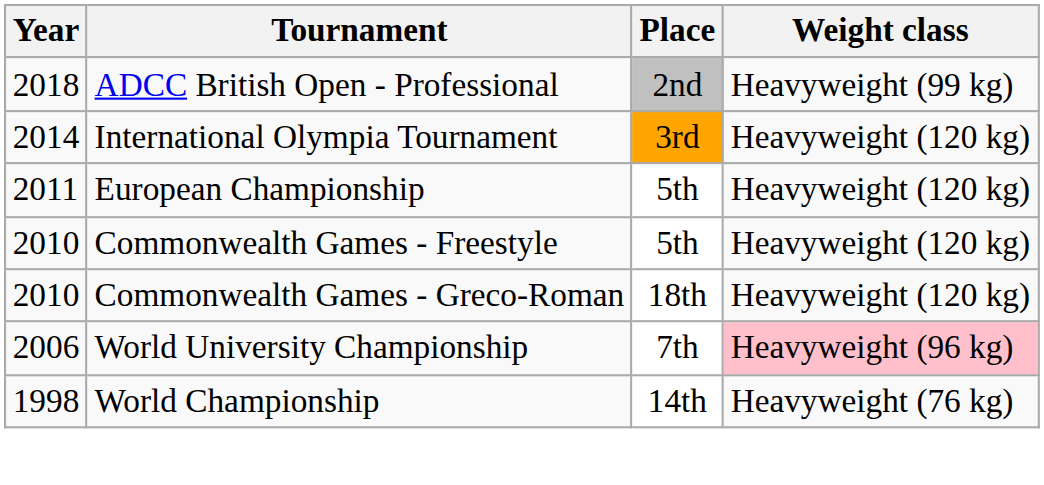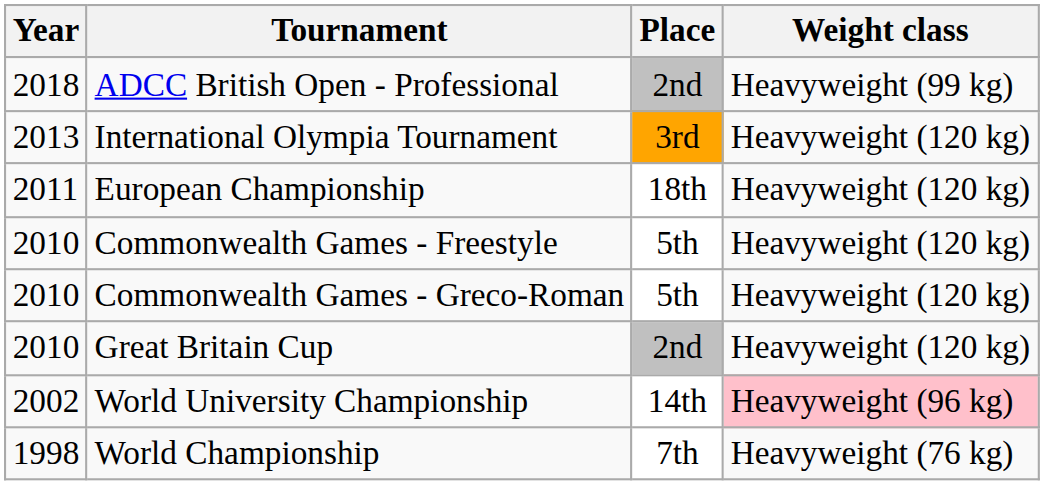(46, 136) 2014 -> (46, 136) 2013
(677, 189) 5th -> (677, 189) 18th
(677, 294) 18th -> (677, 294) 5th
+ row: (214, 347)
(46, 347) 2006 -> (46, 400) 2002
(677, 347) 7th -> (677, 400) 14th
(677, 400) 14th -> (677, 453) 7th
